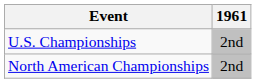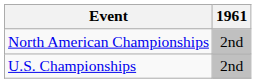rows swapped: (109, 66) <-> (72, 41)
